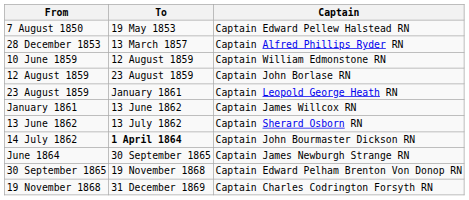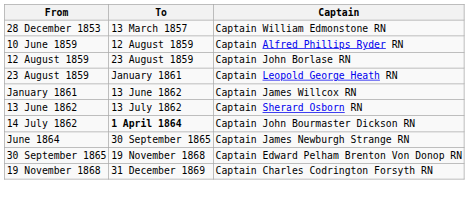- row: (45, 28)
(310, 44) Captain Alfred Phillips Ryder RN -> (301, 28) Captain William Edmonstone RN
(301, 60) Captain William Edmonstone RN -> (310, 44) Captain Alfred Phillips Ryder RN
